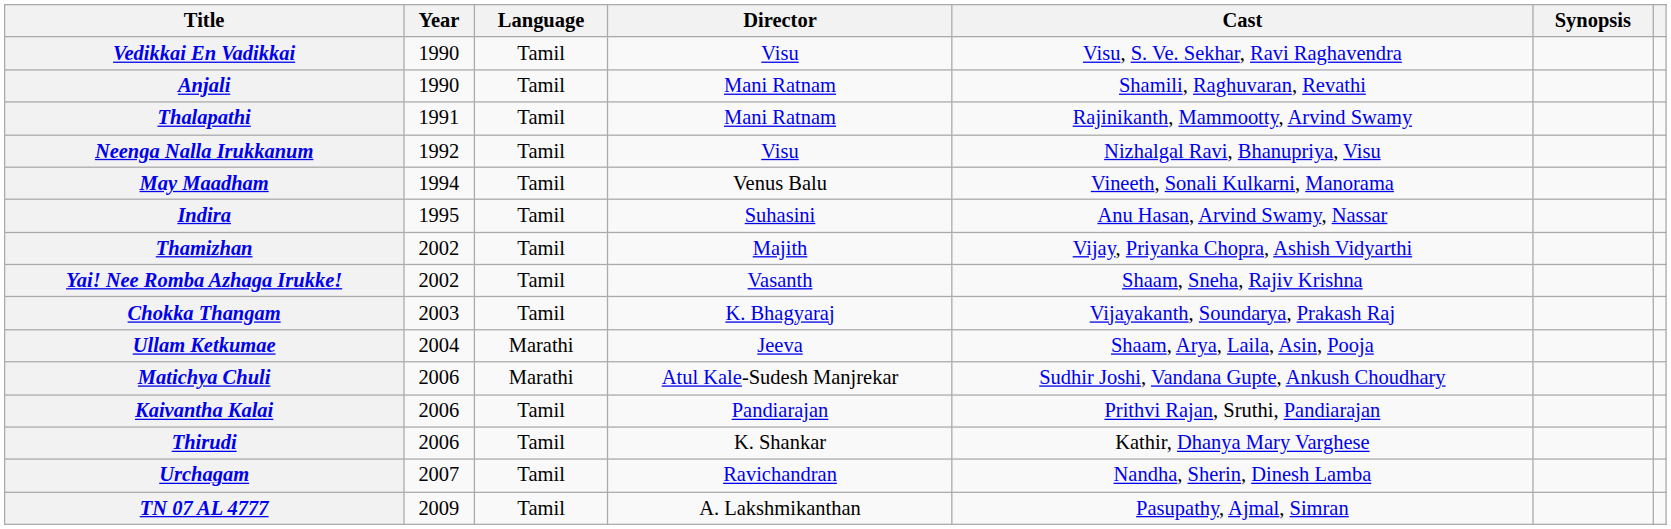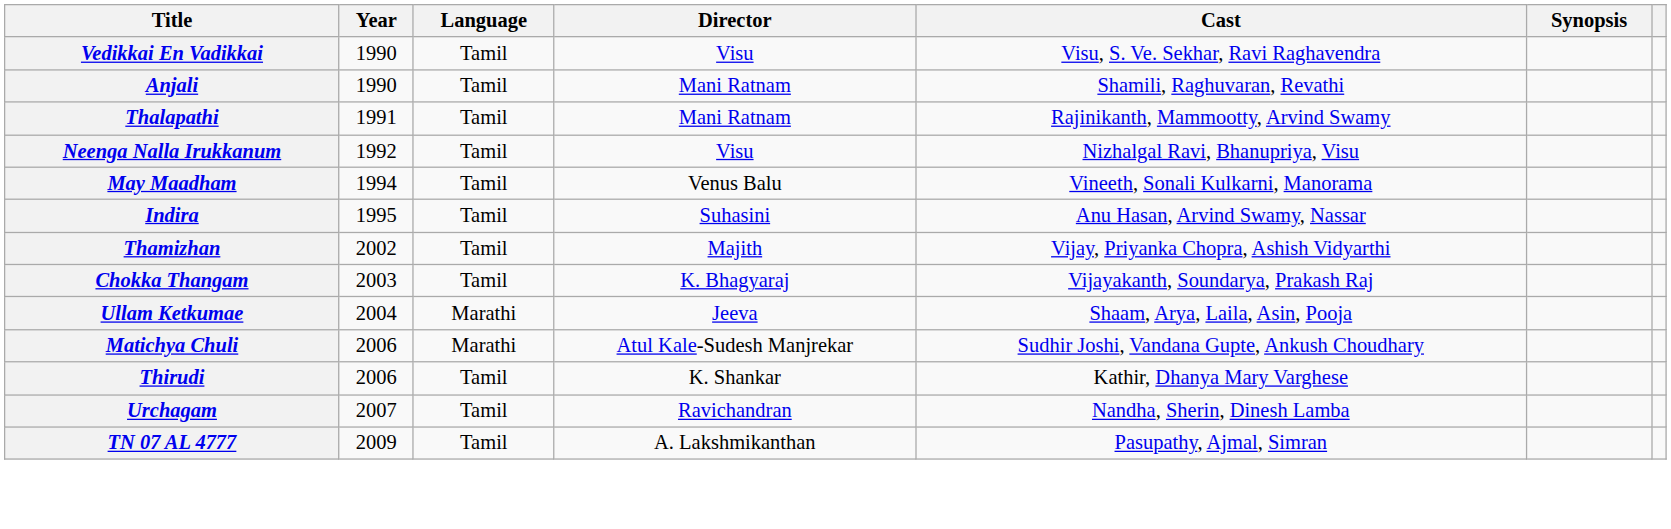- row: (204, 280)
- row: (204, 410)
